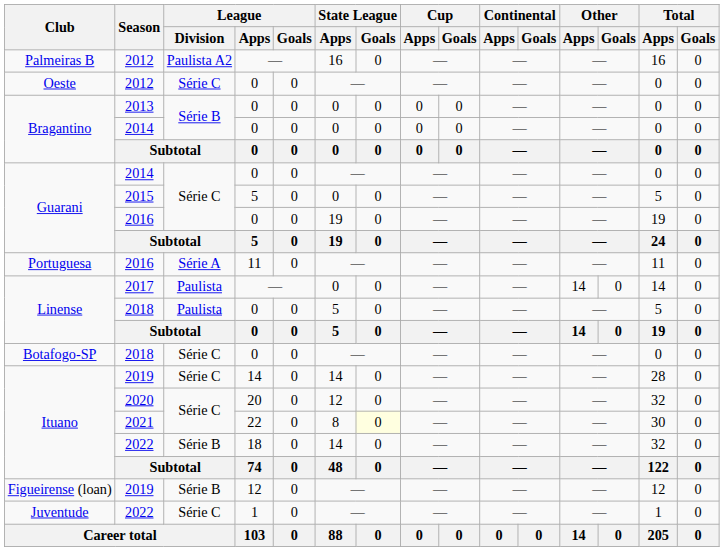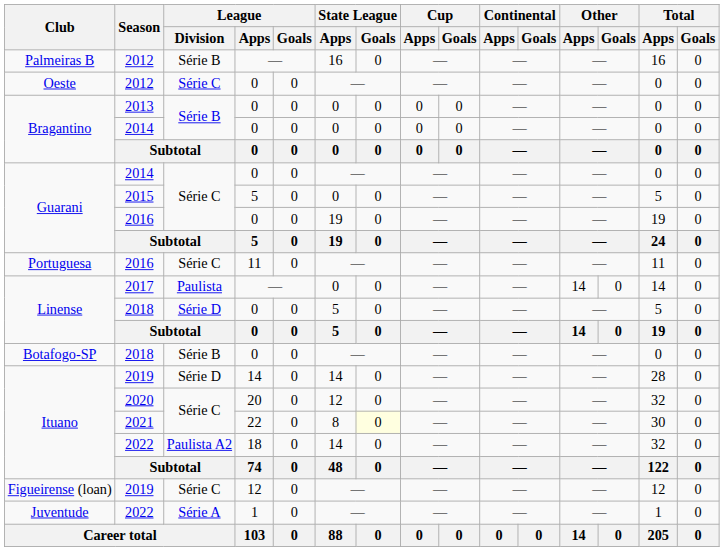(199, 60) Paulista A2 -> (199, 60) Série B
(199, 264) Série A -> (199, 264) Série C
(199, 309) Paulista -> (199, 309) Série D
(199, 354) Série C -> (199, 354) Série B
(199, 377) Série C -> (199, 377) Série D
(199, 444) Série B -> (199, 444) Paulista A2
(199, 490) Série B -> (199, 490) Série C
(199, 512) Série C -> (199, 512) Série A
